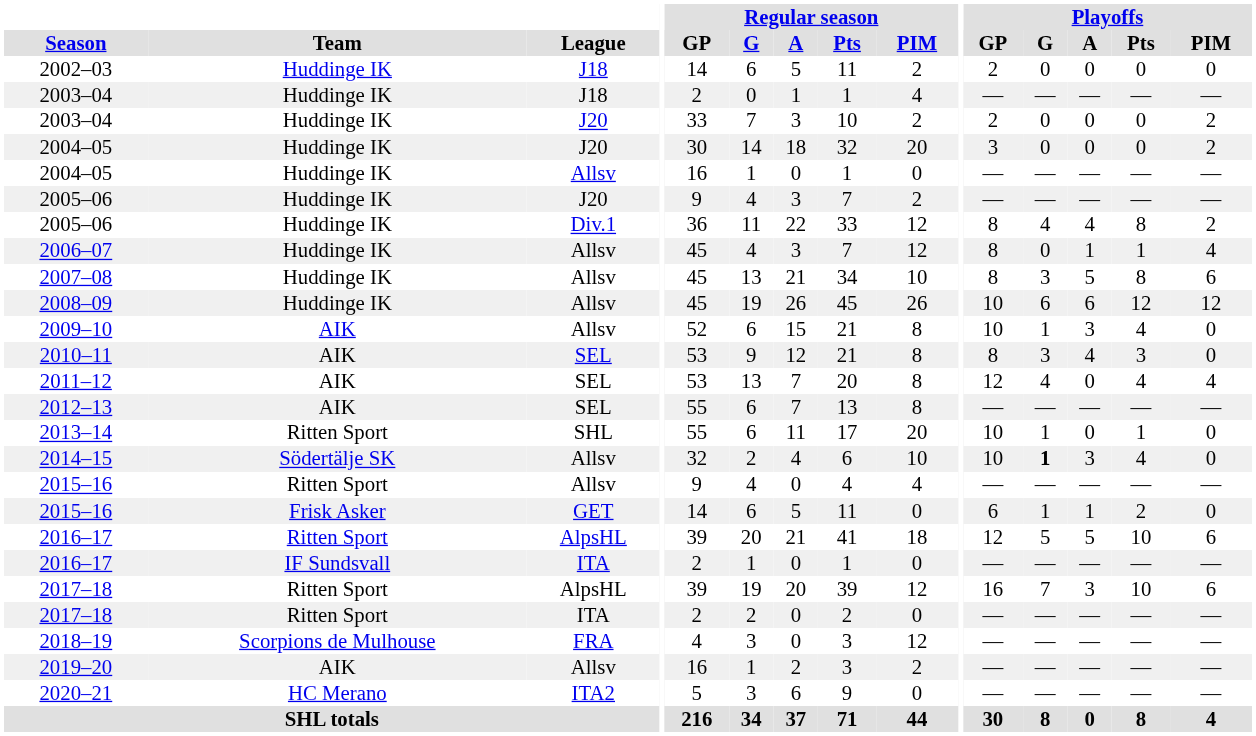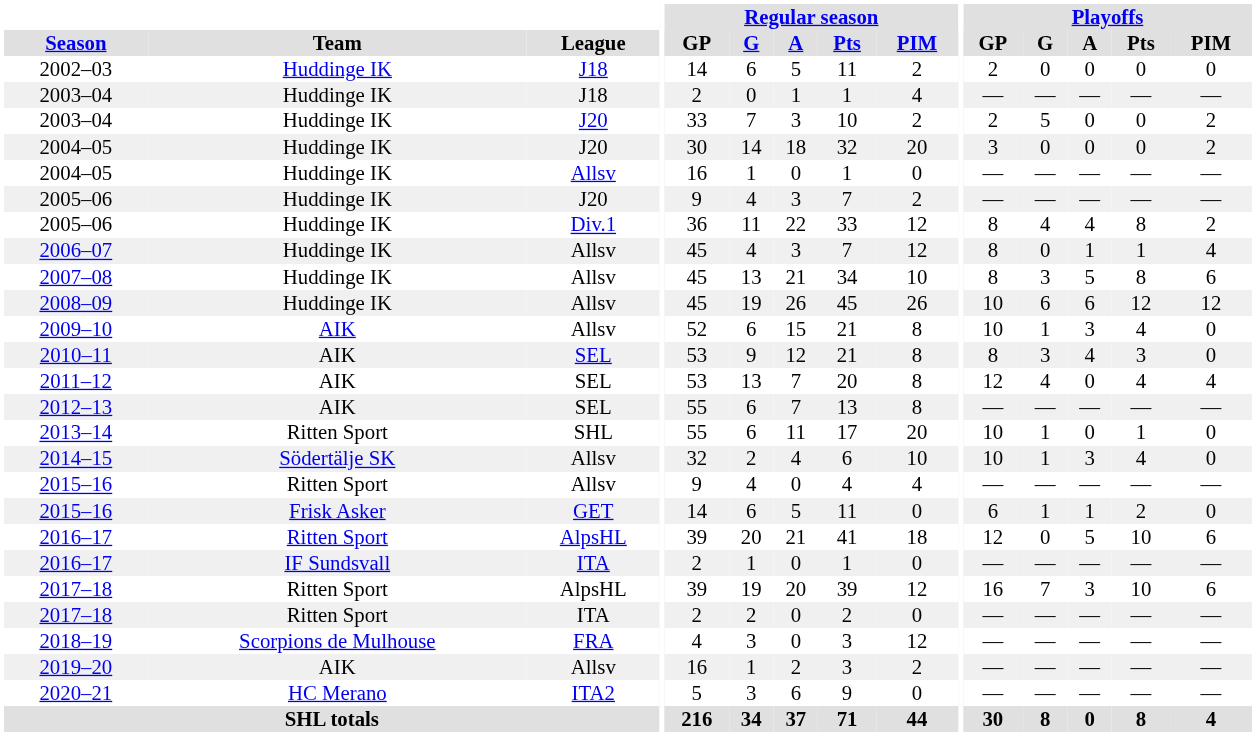(1045, 120) 0 -> (1045, 120) 5
(1045, 458) bold -> (1045, 458) normal
(1045, 536) 5 -> (1045, 536) 0
